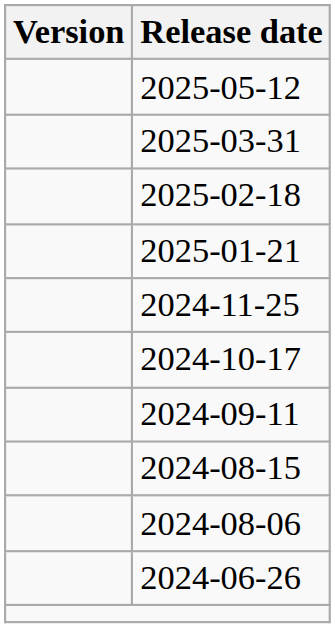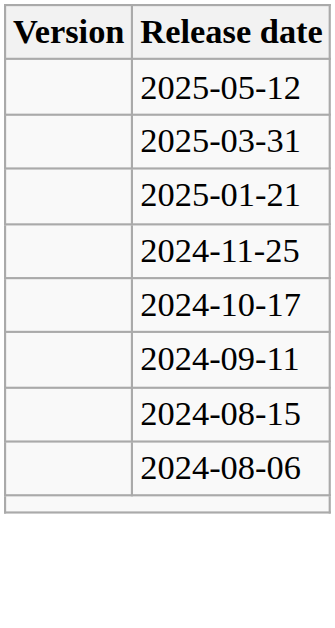- row: (221, 195)
- row: (221, 577)
